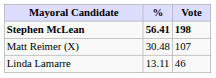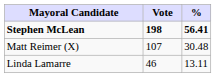columns swapped: (192, 13) <-> (158, 13)
